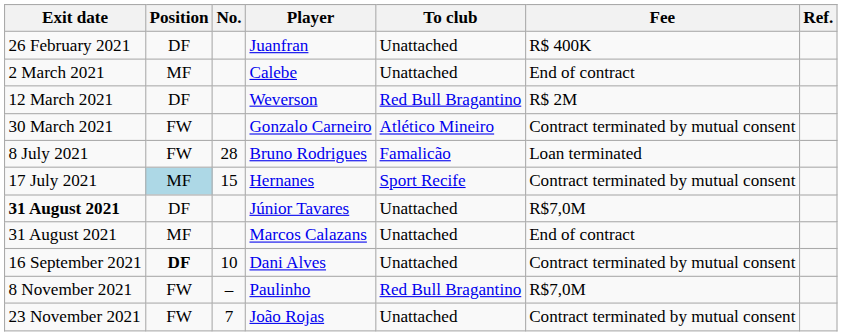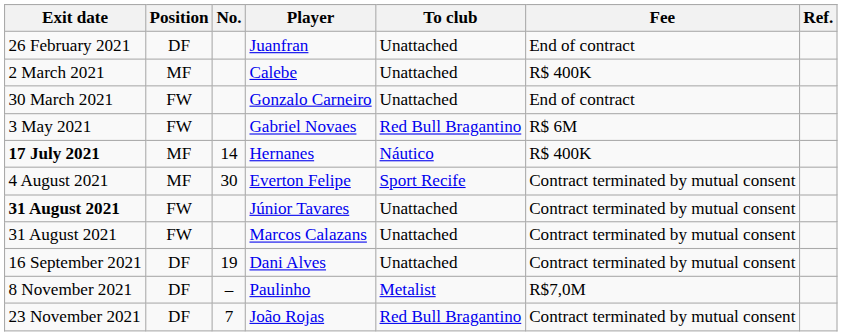(560, 45) R$ 400K -> (582, 45) End of contract
(582, 72) End of contract -> (560, 72) R$ 400K
- row: (283, 99)
(437, 126) Atlético Mineiro -> (419, 99) Unattached
(662, 126) Contract terminated by mutual consent -> (582, 99) End of contract
+ row: (303, 126)
- row: (308, 153)
(53, 180) normal -> (54, 153) bold
(179, 180) lightblue background -> (179, 153) no background
(229, 180) 15 -> (229, 153) 14
(423, 180) Sport Recife -> (407, 153) Náutico
(662, 180) Contract terminated by mutual consent -> (560, 153) R$ 400K
+ row: (300, 180)
(179, 208) DF -> (179, 208) FW
(557, 208) R$7,0M -> (662, 208) Contract terminated by mutual consent
(179, 235) MF -> (179, 235) FW
(582, 235) End of contract -> (662, 235) Contract terminated by mutual consent
(179, 262) bold -> (179, 262) normal
(229, 262) 10 -> (229, 262) 19
(179, 289) FW -> (179, 289) DF
(450, 289) Red Bull Bragantino -> (408, 289) Metalist
(179, 316) FW -> (179, 316) DF
(419, 316) Unattached -> (450, 316) Red Bull Bragantino
